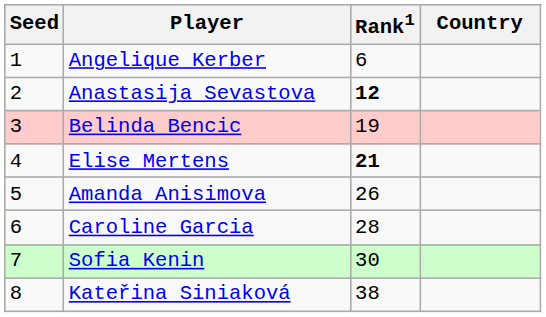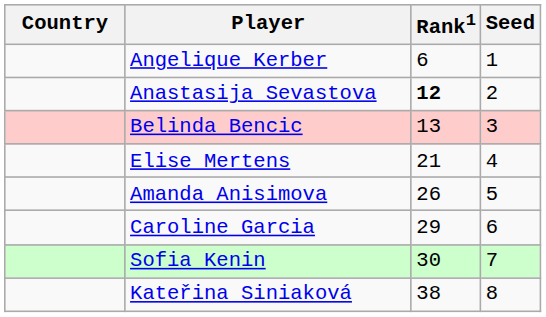columns swapped: (480, 24) <-> (34, 24)
(367, 127) 19 -> (429, 127) 13
(367, 161) bold -> (429, 161) normal
(367, 228) 28 -> (429, 228) 29
